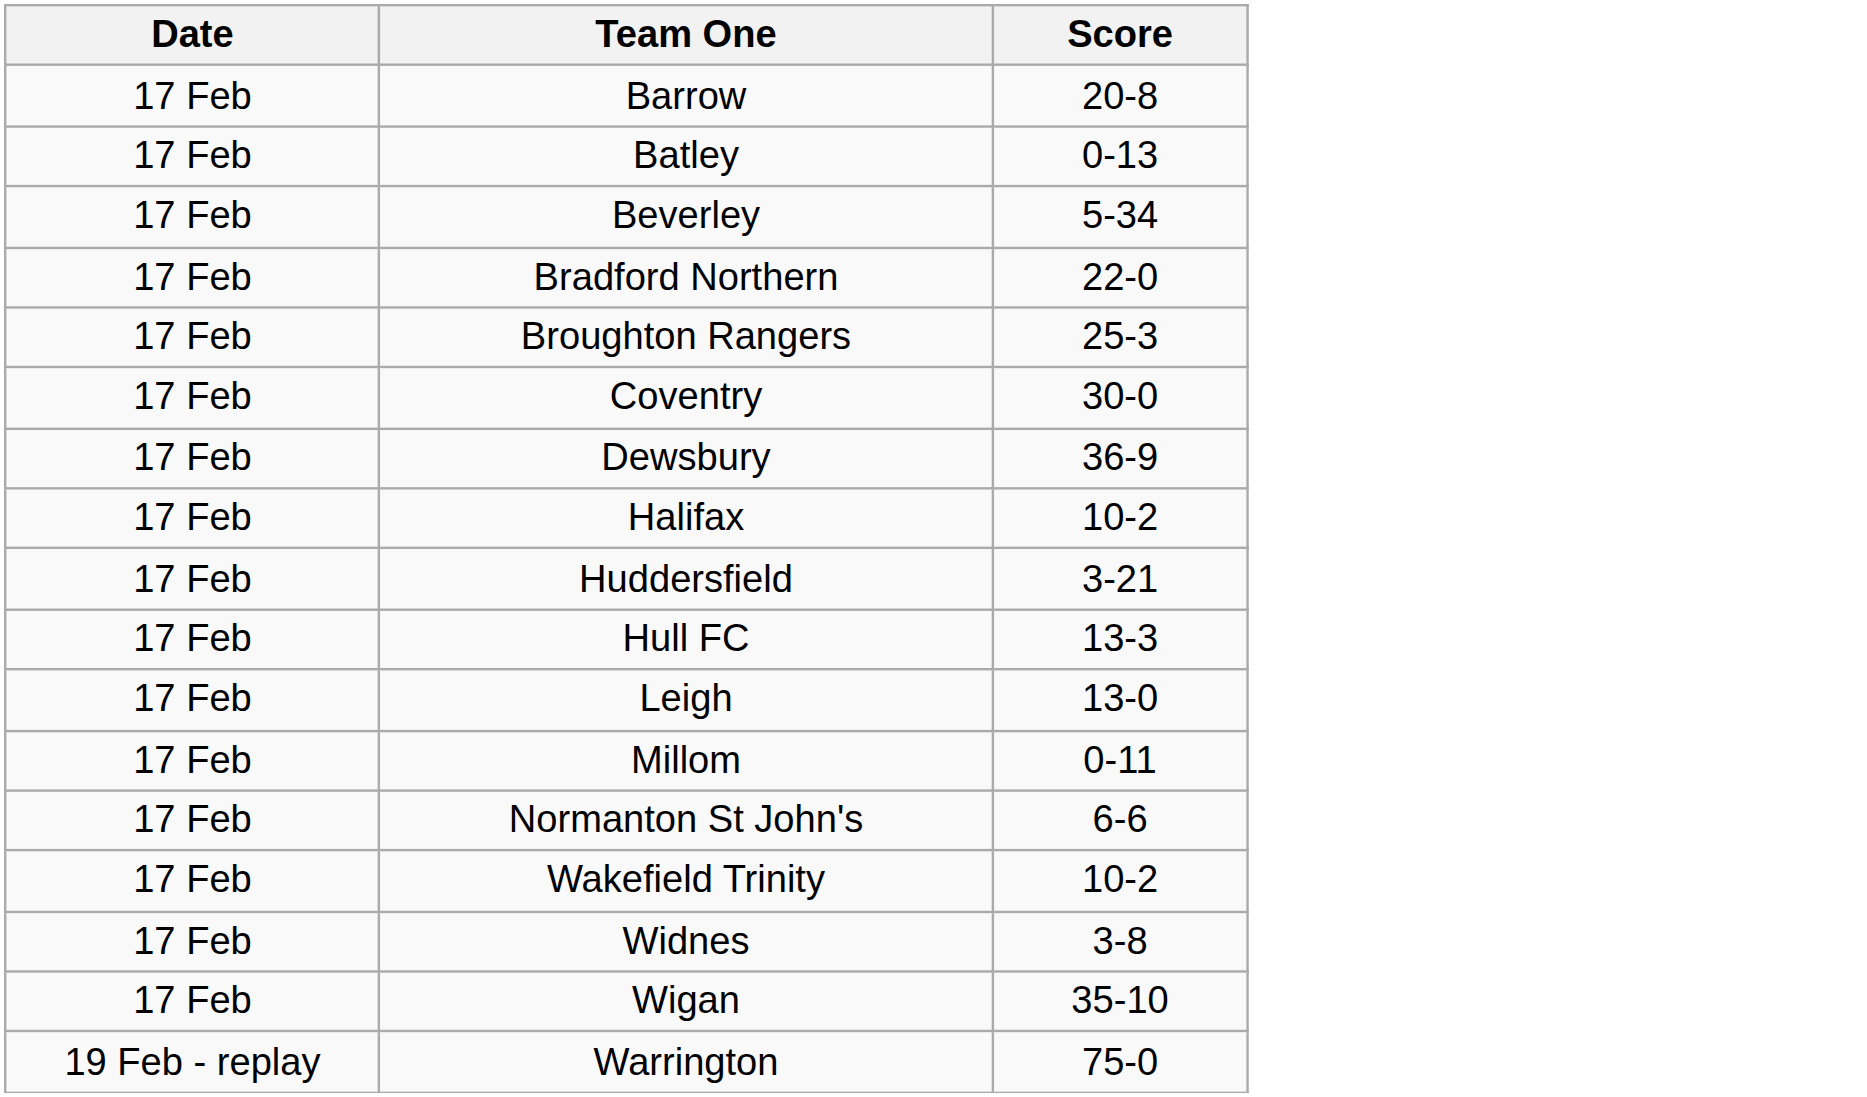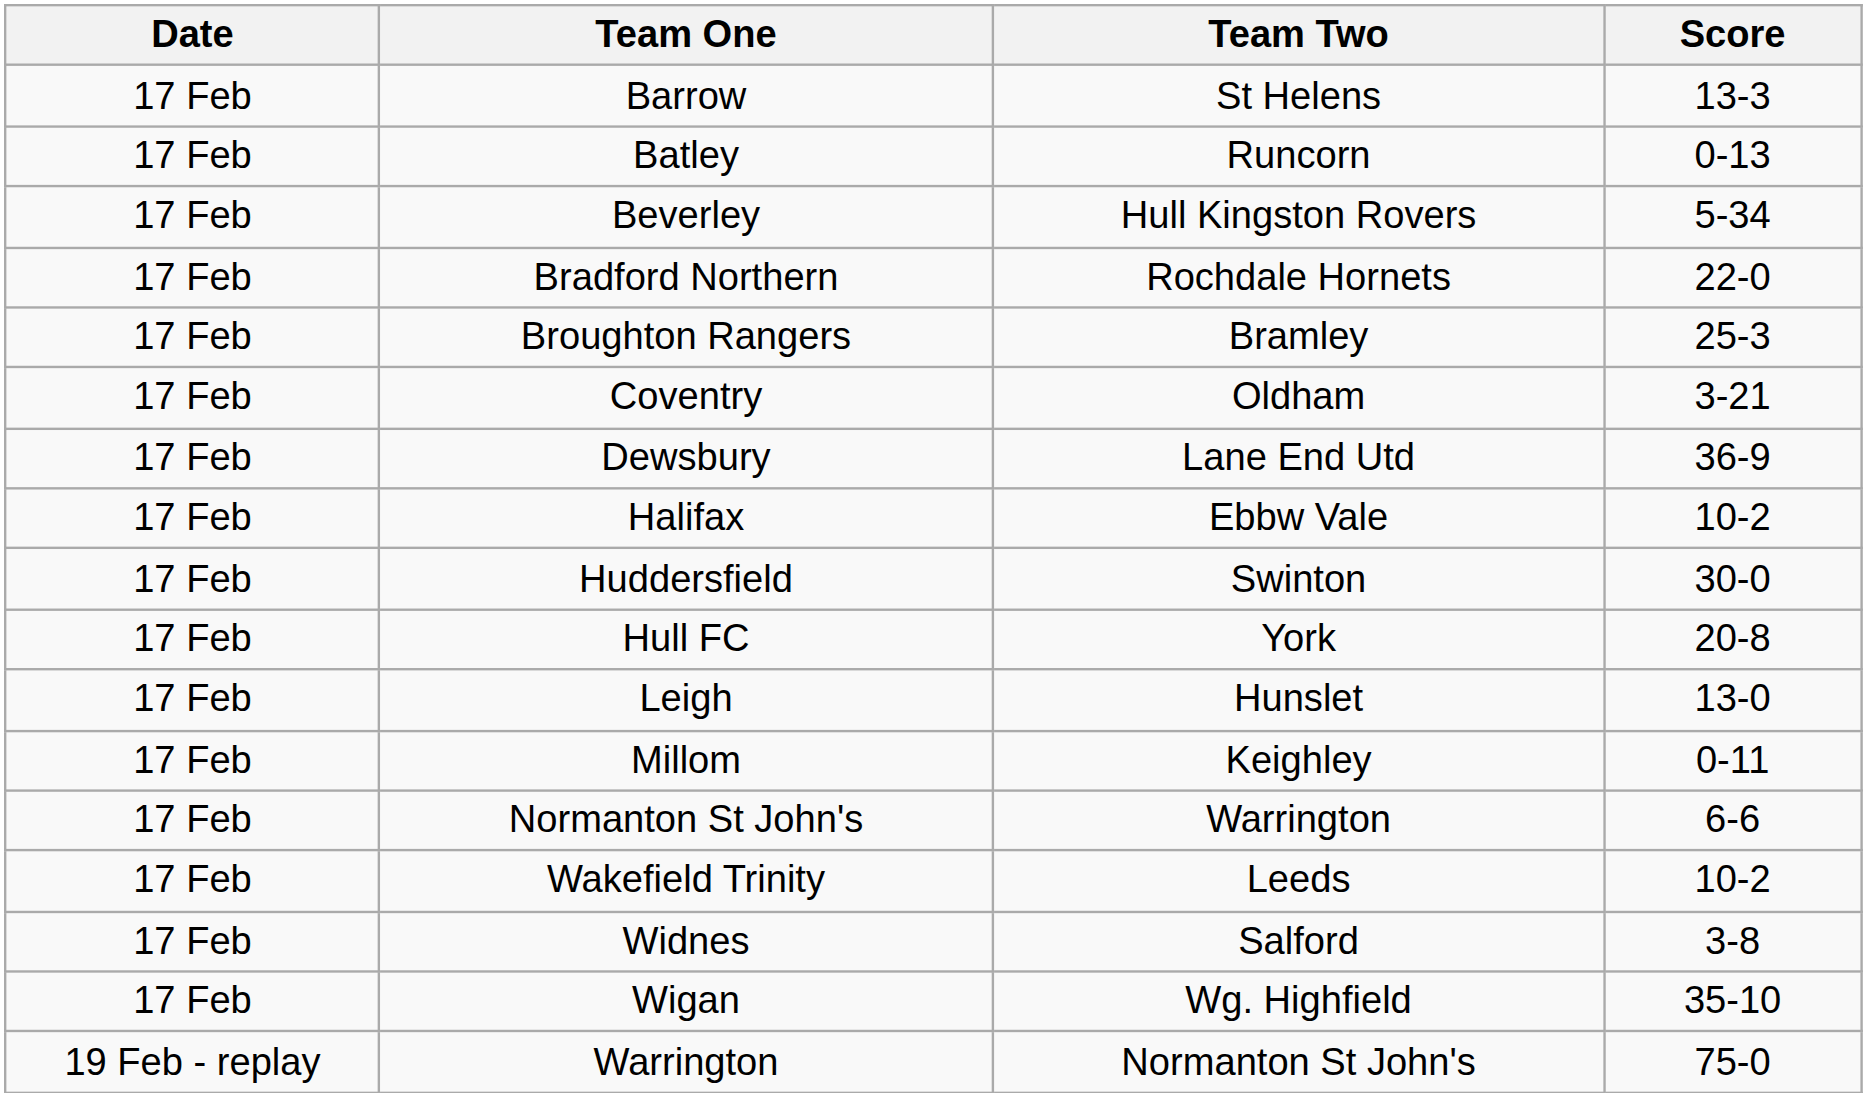+ column: (1299, 34)
(1120, 95) 20-8 -> (1733, 95) 13-3
(1120, 397) 30-0 -> (1733, 397) 3-21
(1120, 578) 3-21 -> (1733, 578) 30-0
(1120, 638) 13-3 -> (1733, 638) 20-8
